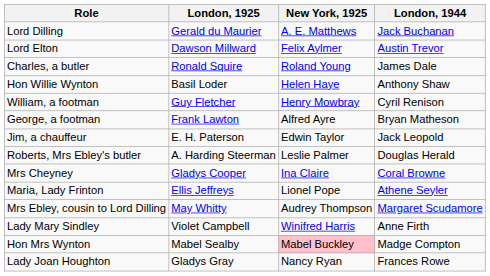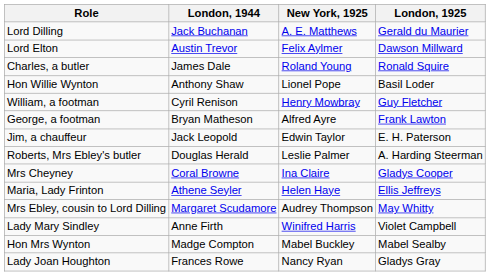columns swapped: (224, 13) <-> (430, 13)
(310, 84) Helen Haye -> (311, 84) Lionel Pope
(311, 191) Lionel Pope -> (311, 191) Helen Haye
(317, 244) pink background -> (318, 244) no background
